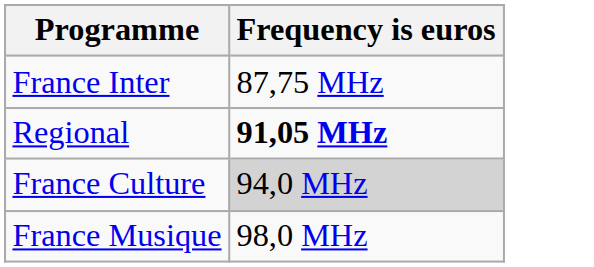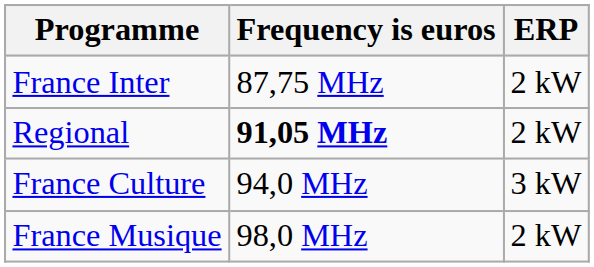+ column: (546, 30)
(302, 183) lightgrey background -> (302, 183) no background
